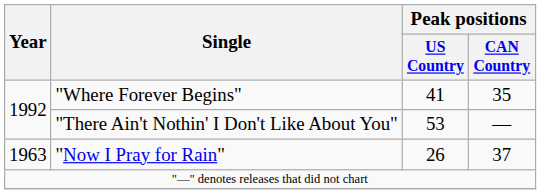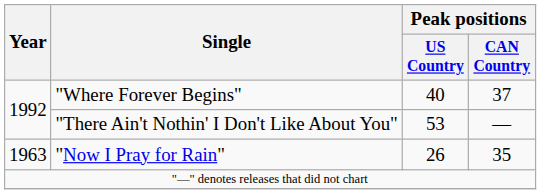(435, 94) 41 -> (435, 94) 40
(502, 94) 35 -> (502, 94) 37
(502, 154) 37 -> (502, 154) 35
